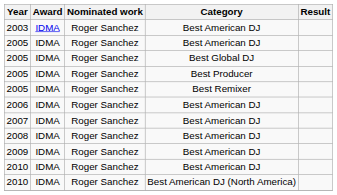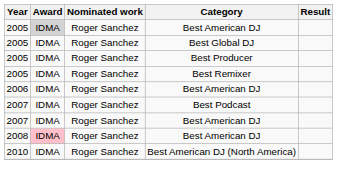- row: (17, 27)
(48, 43) no background -> (48, 27) lightgrey background
+ row: (17, 105)
(48, 136) no background -> (48, 136) pink background
- row: (17, 151)
- row: (17, 167)
